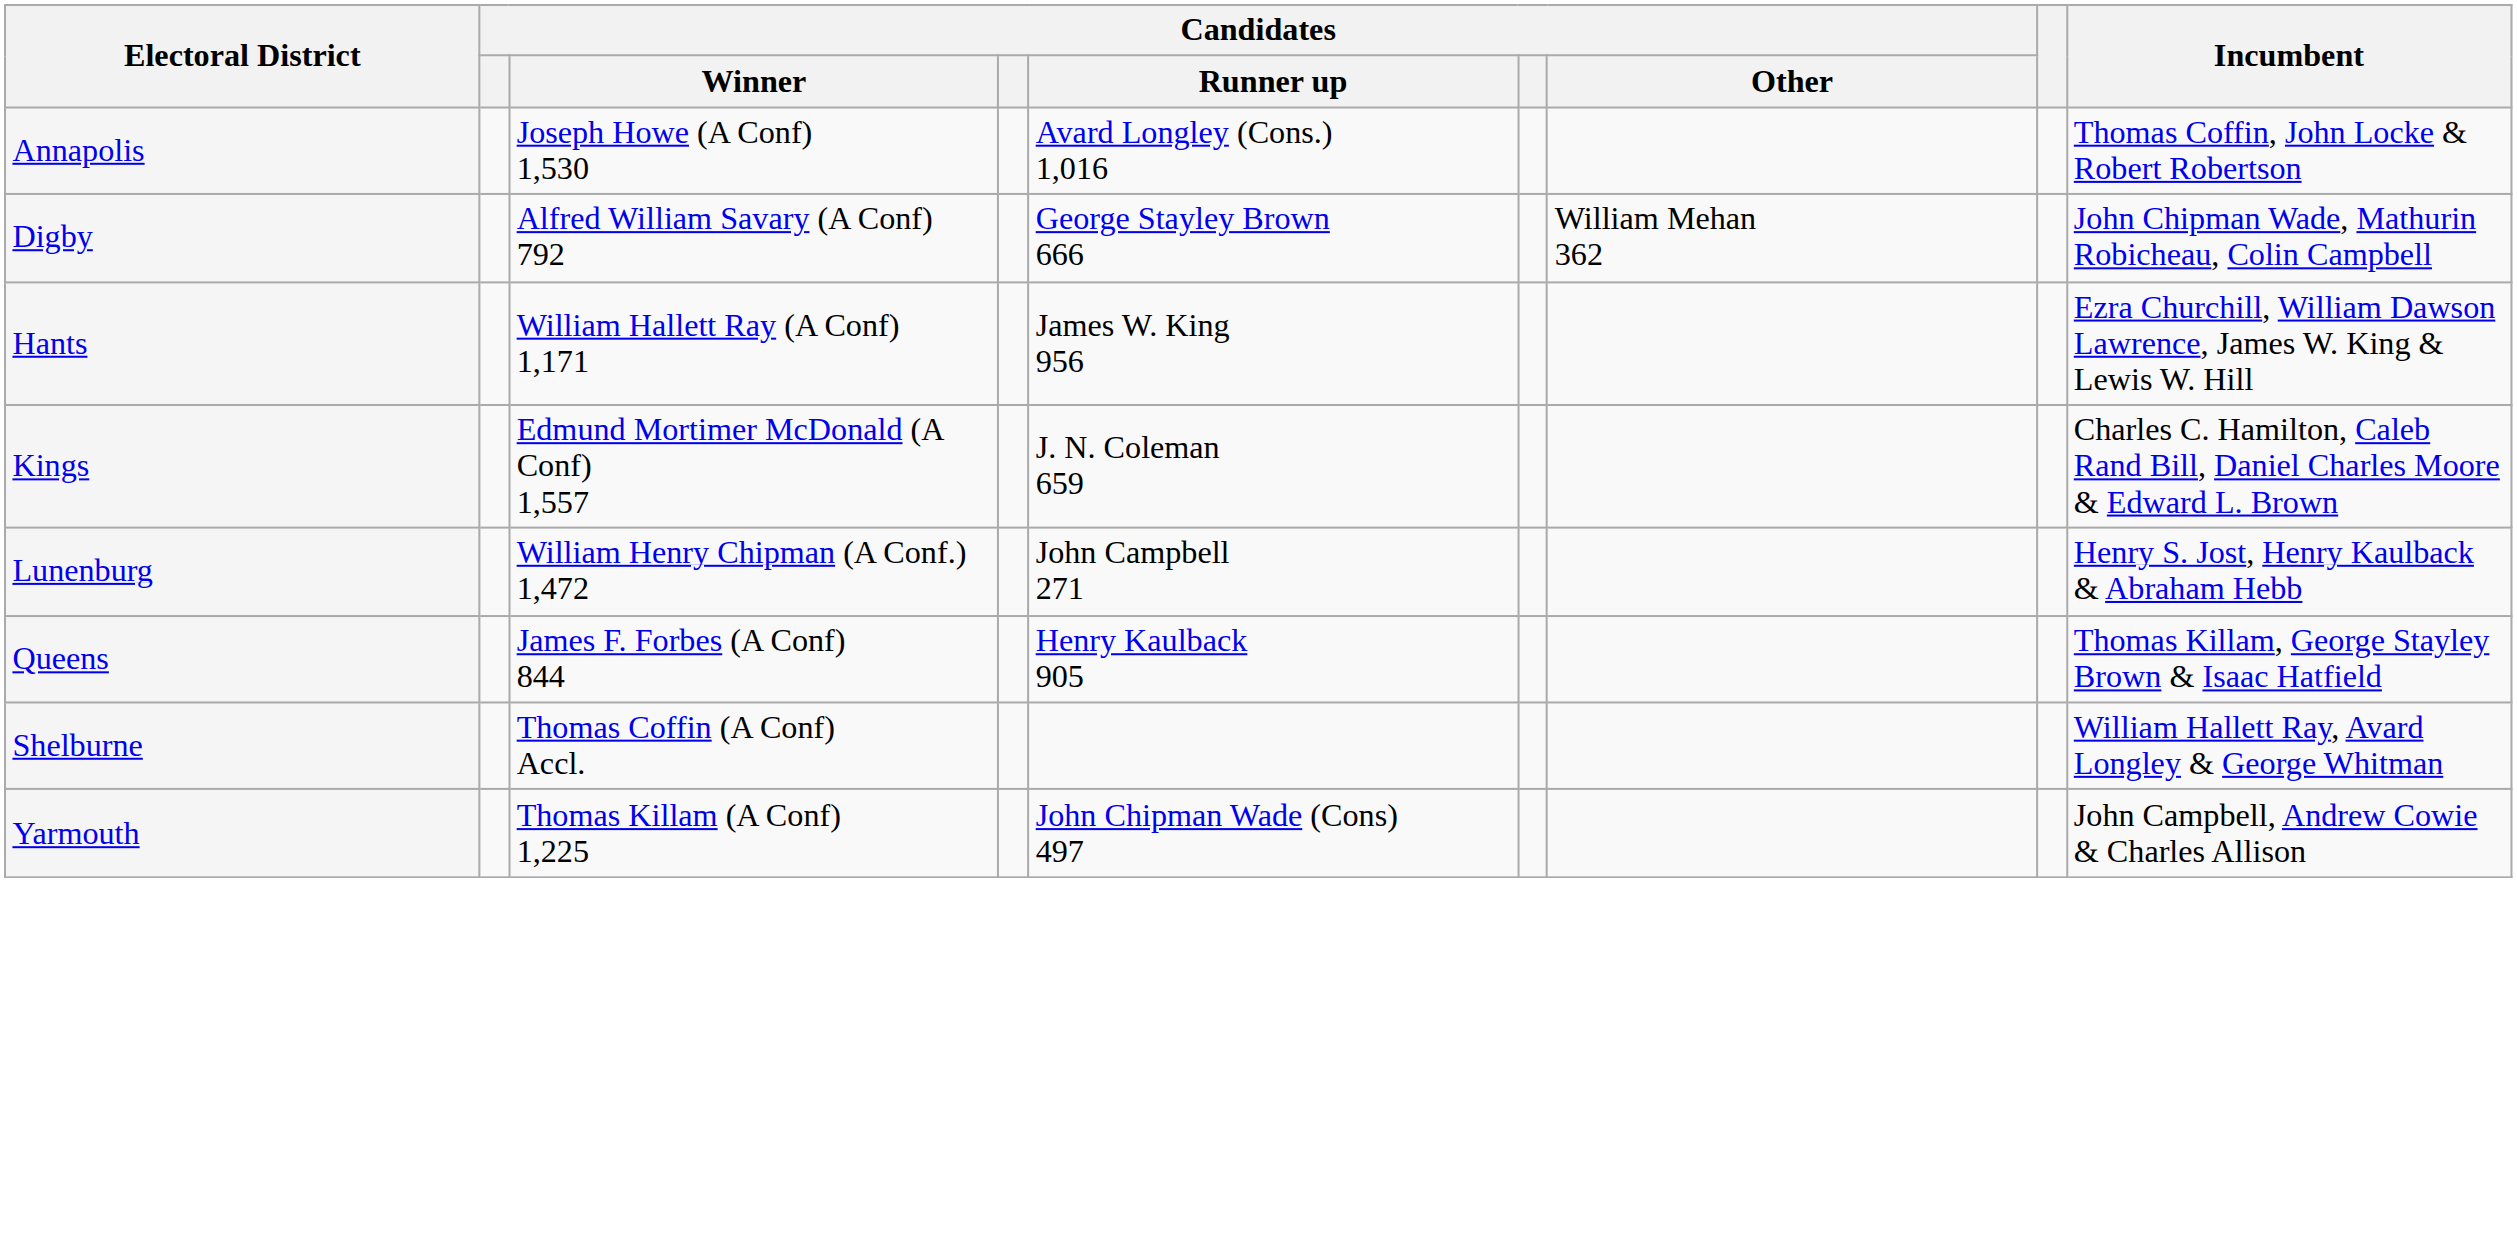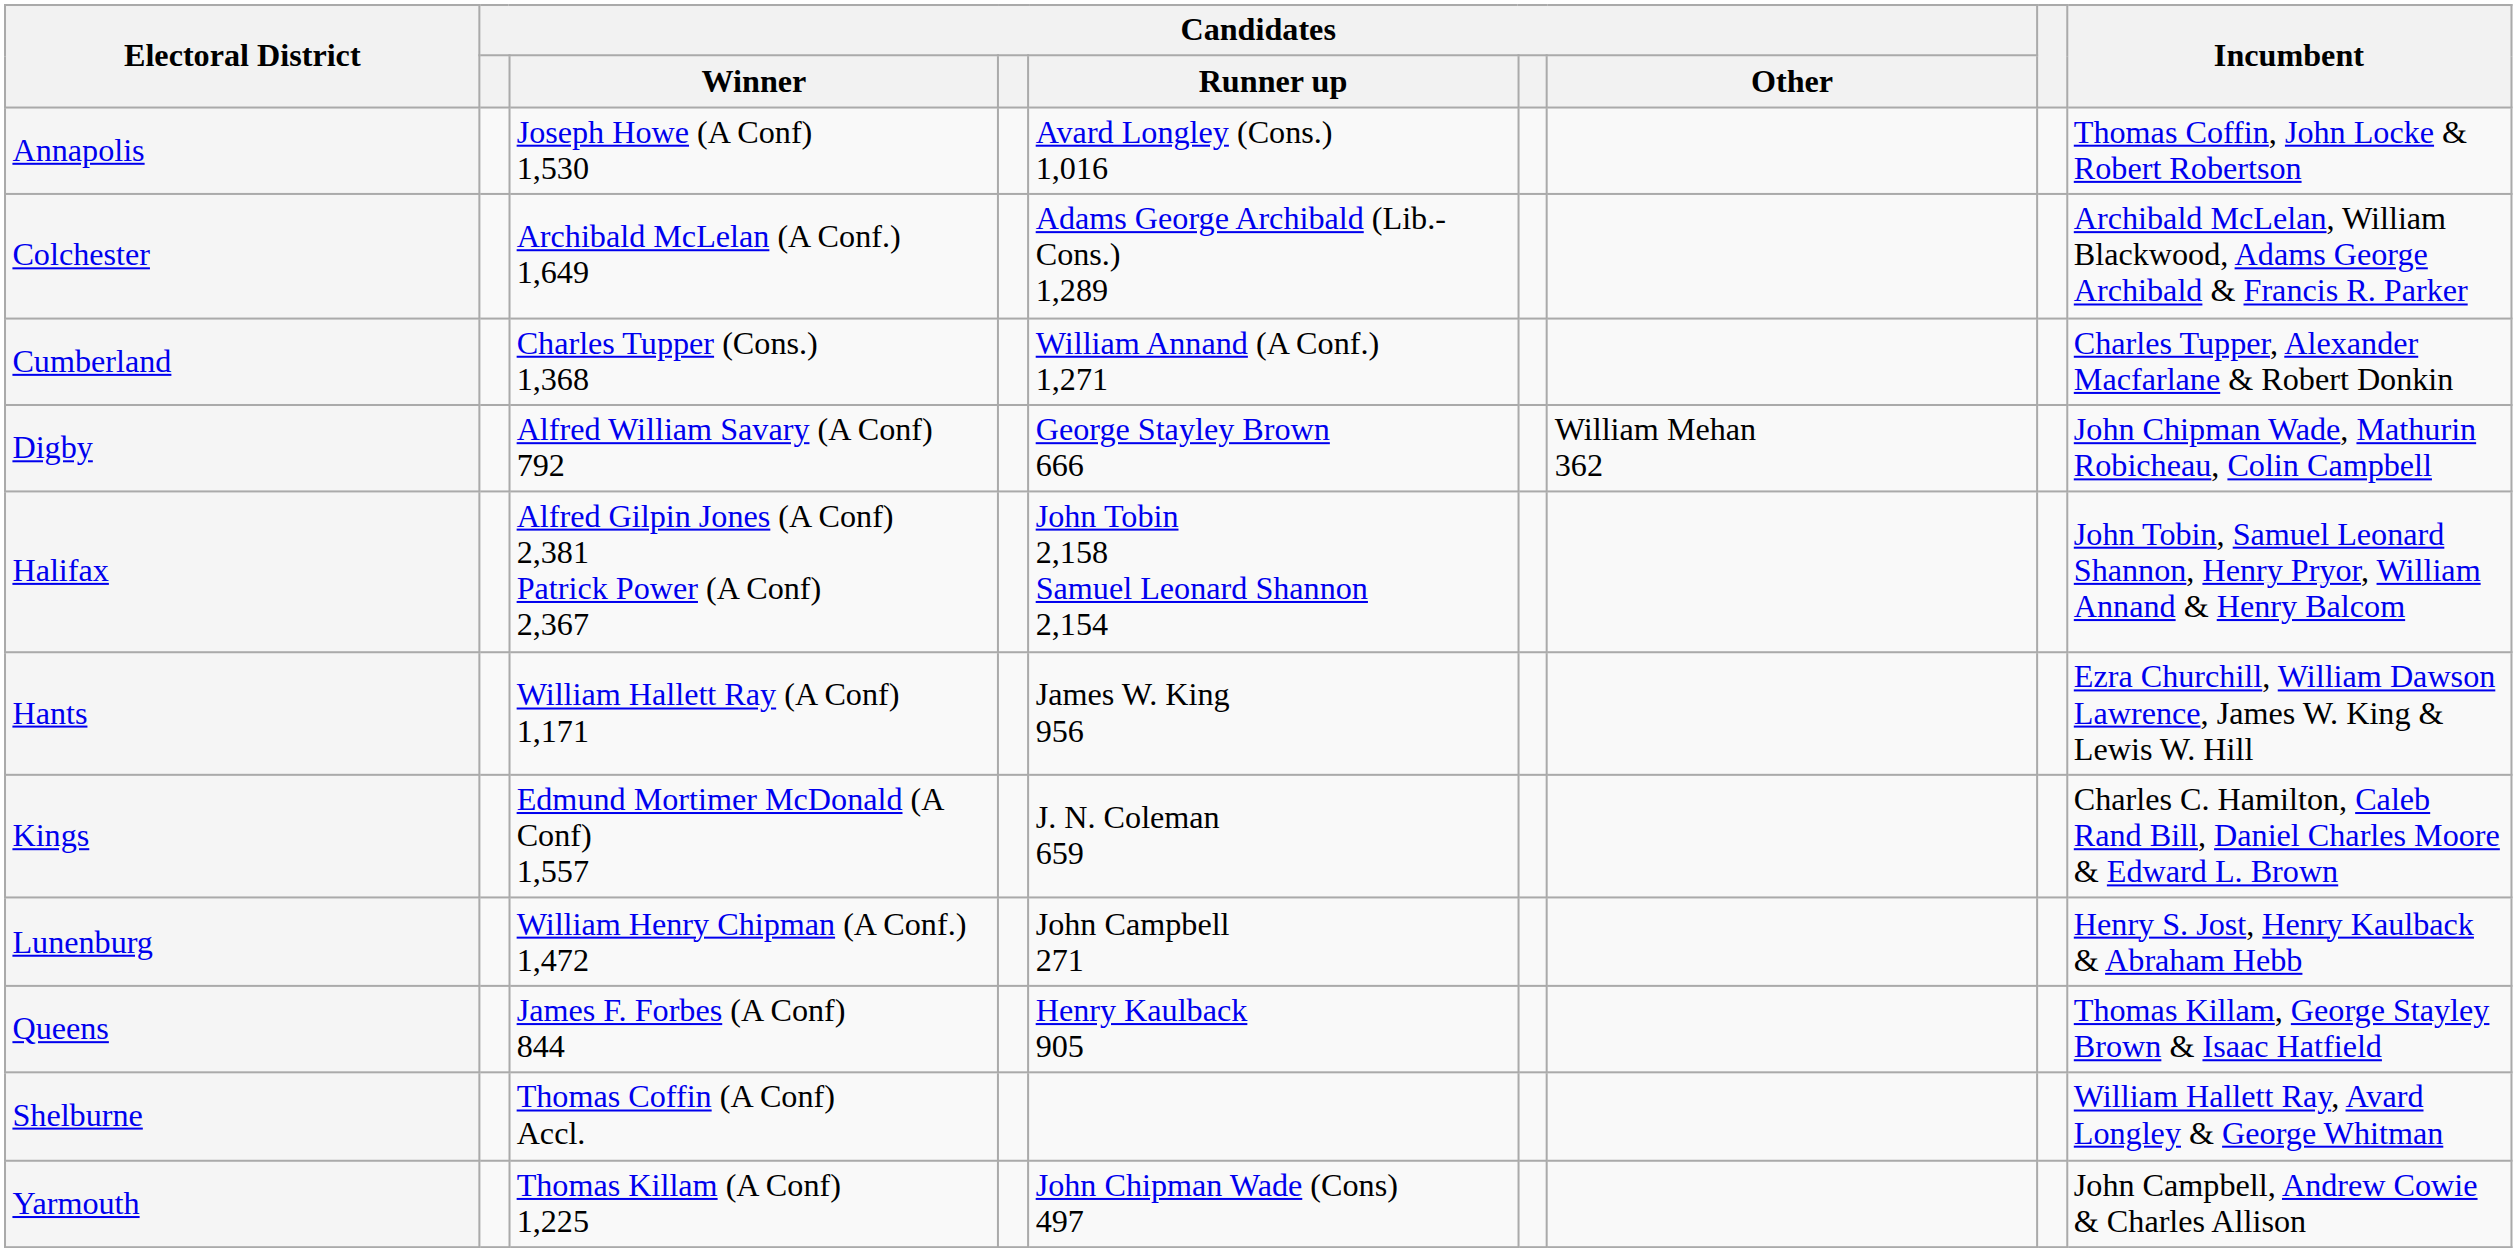+ row: (81, 255)
+ row: (92, 360)
+ row: (61, 571)
